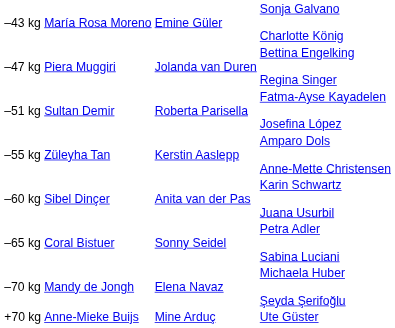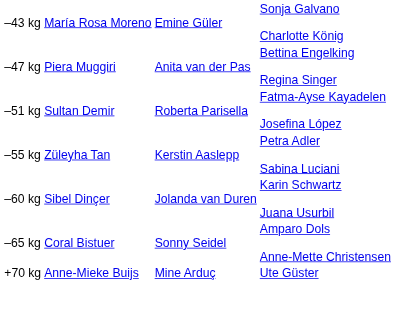(206, 66) Jolanda van Duren -> (203, 66) Anita van der Pas
(325, 155) Amparo Dols Anne-Mette Christensen -> (300, 155) Petra Adler Sabina Luciani
(203, 199) Anita van der Pas -> (206, 199) Jolanda van Duren
(300, 243) Petra Adler Sabina Luciani -> (325, 243) Amparo Dols Anne-Mette Christensen
- row: (23, 287)
